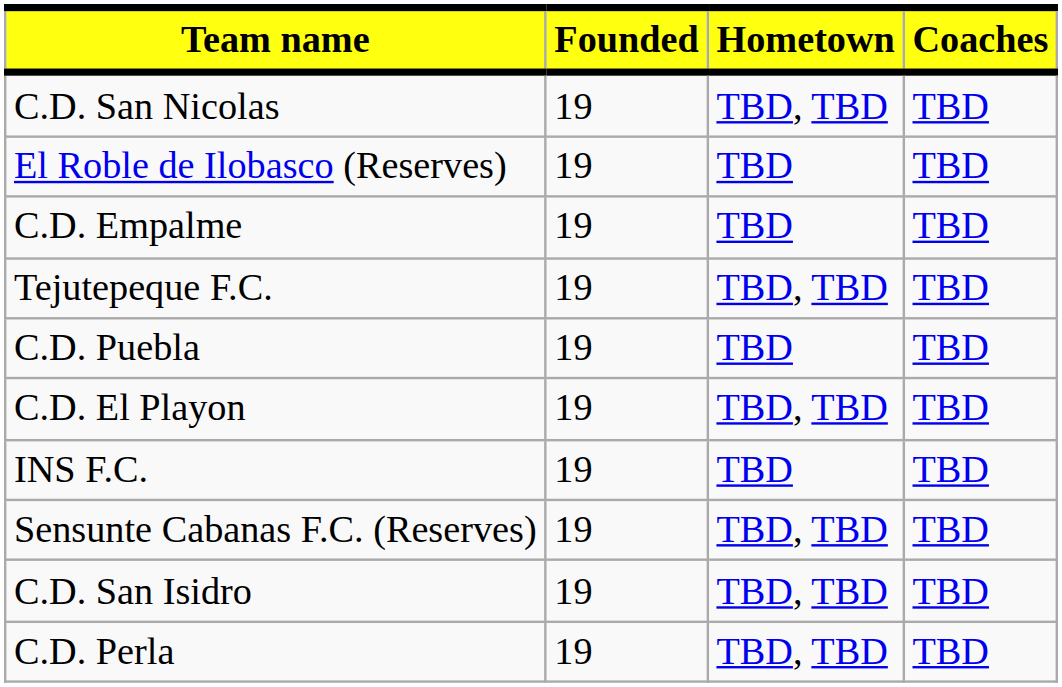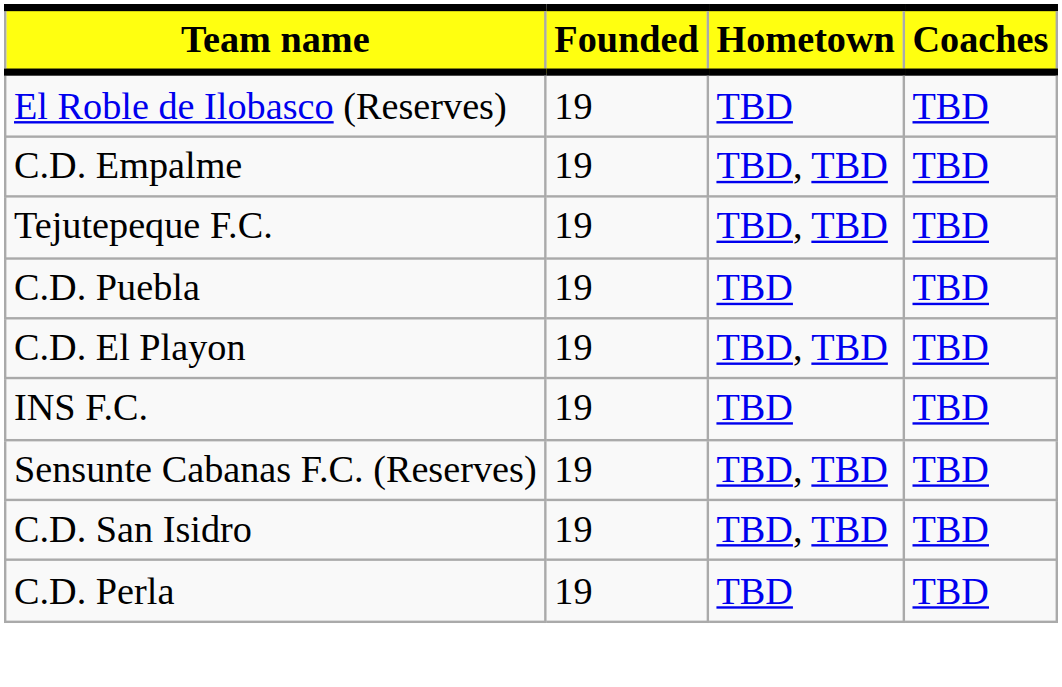- row: (147, 105)
(755, 226) TBD -> (802, 165) TBD, TBD
(802, 650) TBD, TBD -> (755, 590) TBD
